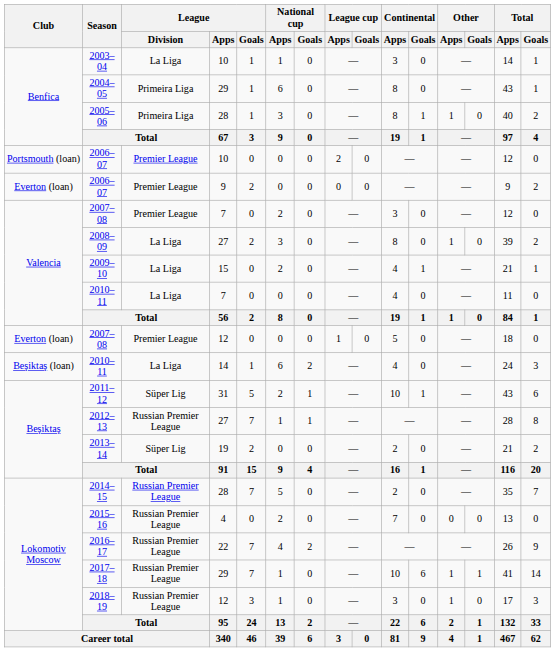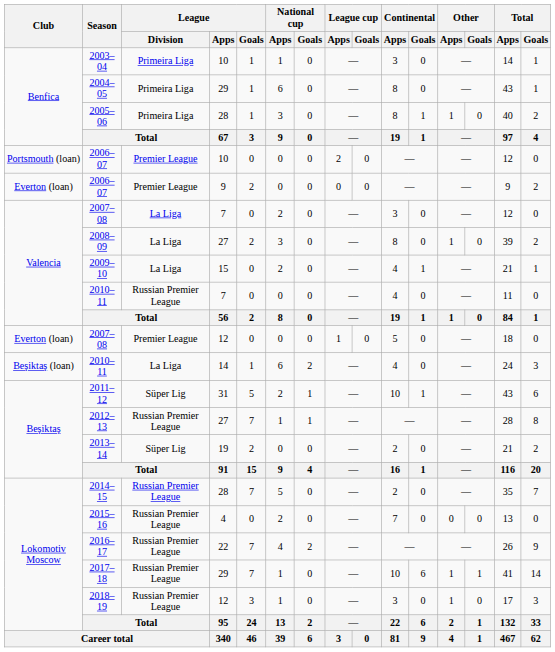(166, 61) La Liga -> (166, 61) Primeira Liga
(166, 214) Premier League -> (166, 214) La Liga
(166, 296) La Liga -> (166, 296) Russian Premier League
